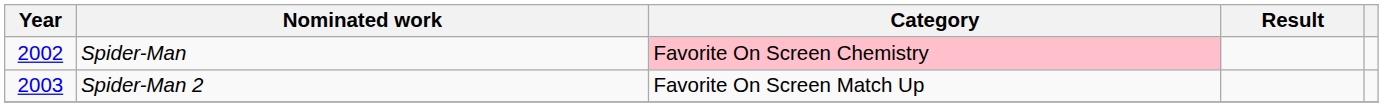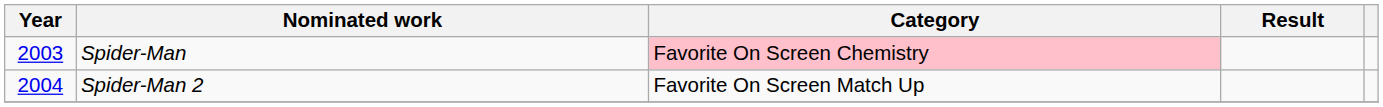(40, 53) 2002 -> (40, 53) 2003
(40, 85) 2003 -> (40, 85) 2004
